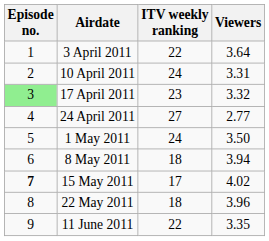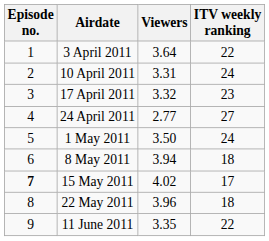columns swapped: (238, 22) <-> (175, 22)
(31, 95) lightgreen background -> (31, 95) no background
